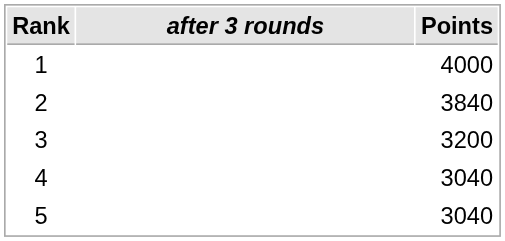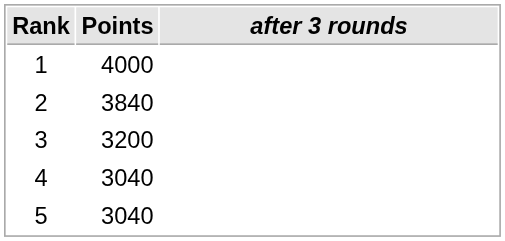columns swapped: (245, 25) <-> (457, 25)
